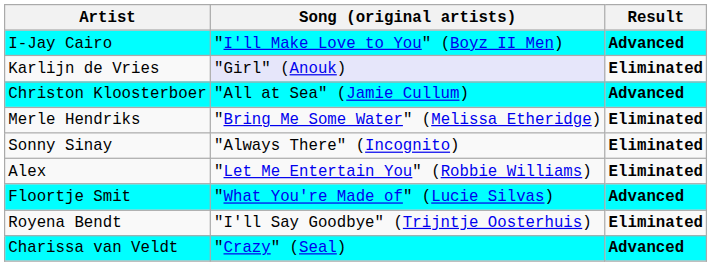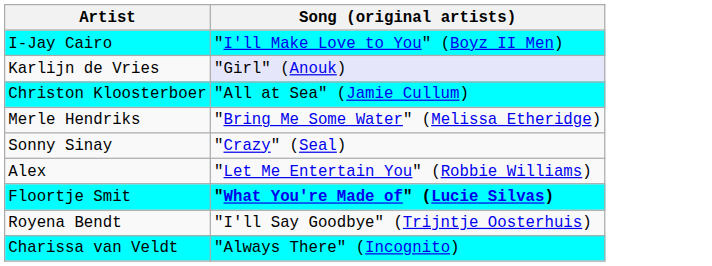- column: (656, 17)
(337, 146) "Always There" (Incognito) -> (280, 146) "Crazy" (Seal)
(384, 197) normal -> (384, 197) bold
(280, 248) "Crazy" (Seal) -> (337, 248) "Always There" (Incognito)
